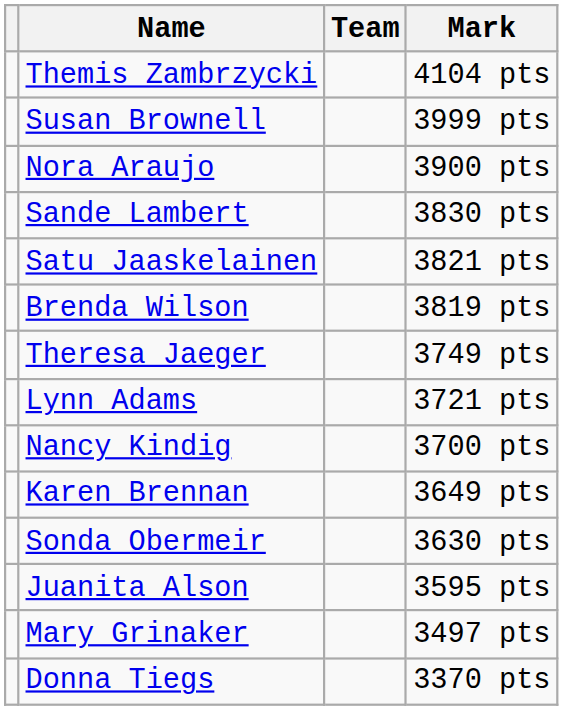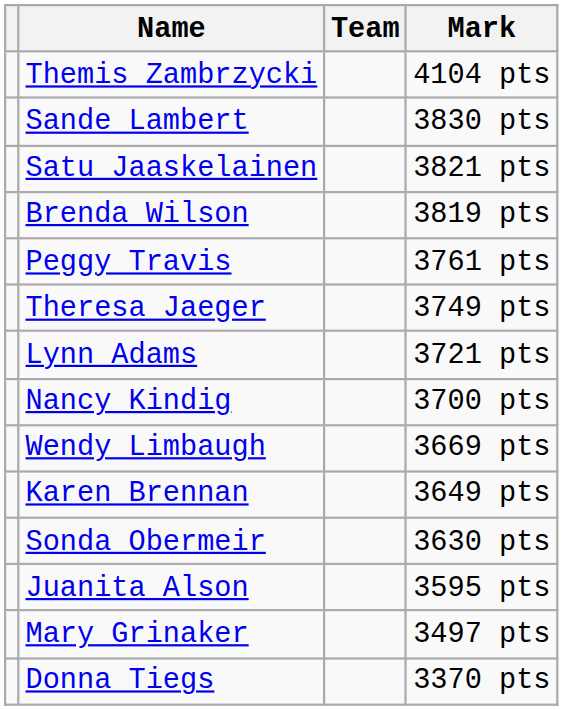- row: (146, 122)
- row: (120, 168)
+ row: (129, 261)
+ row: (146, 448)
